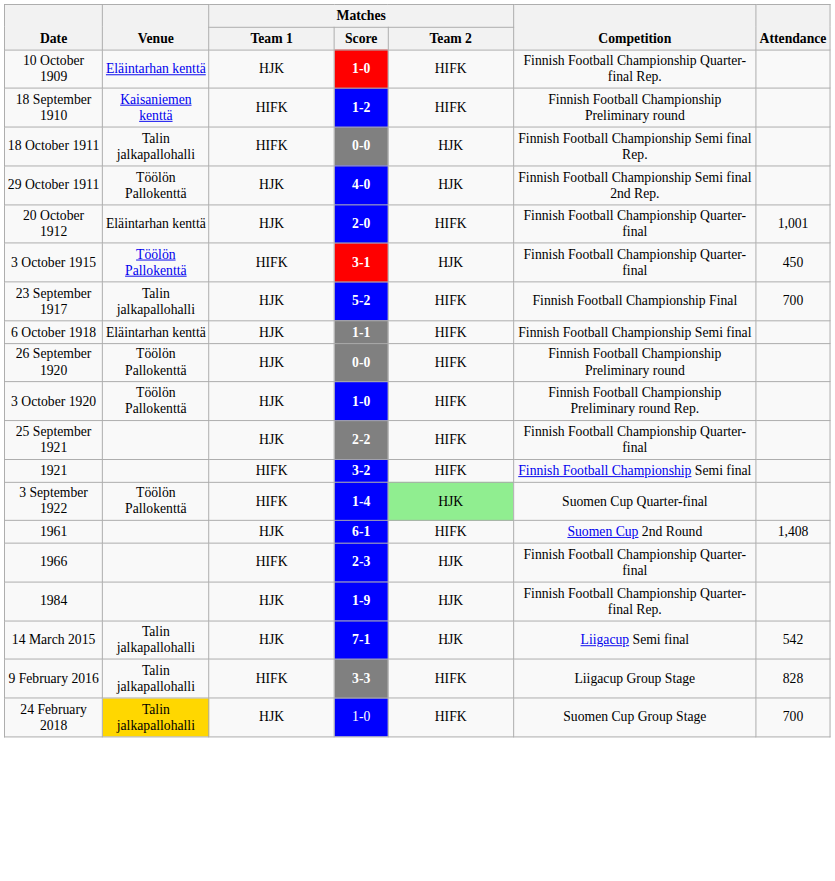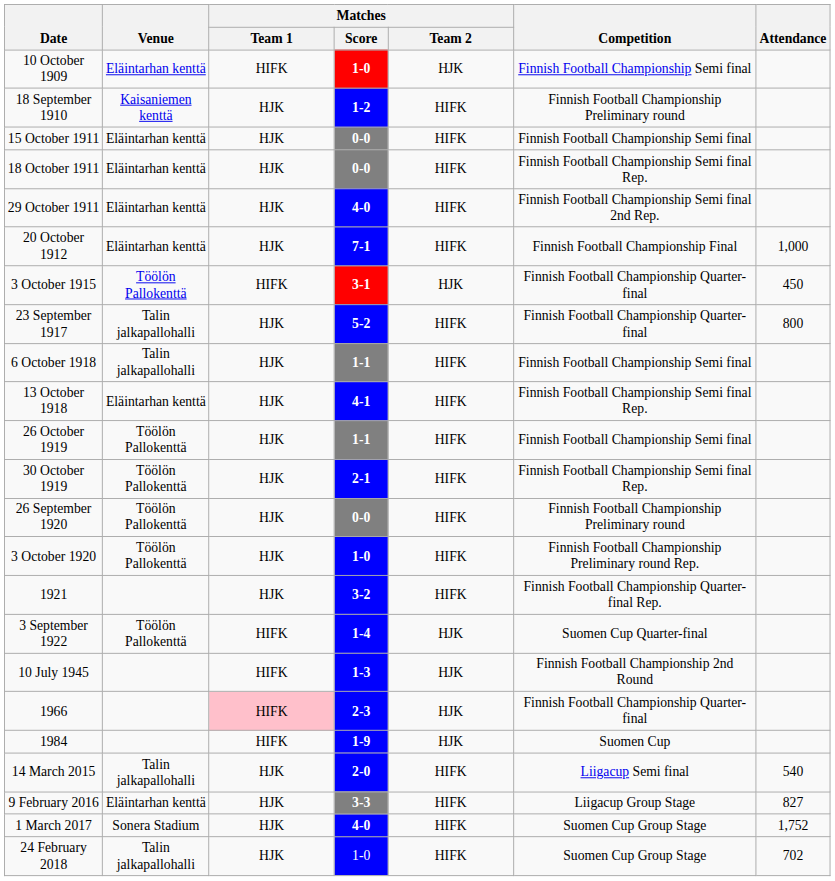(272, 69) HJK -> (272, 69) HIFK
(451, 69) HIFK -> (451, 69) HJK
(635, 69) Finnish Football Championship Quarter-final Rep. -> (635, 69) Finnish Football Championship Semi final
(272, 108) HIFK -> (272, 108) HJK
+ row: (54, 138)
(156, 146) Talin jalkapallohalli -> (156, 169) Eläintarhan kenttä
(272, 146) HIFK -> (272, 169) HJK
(451, 146) HJK -> (451, 169) HIFK
(156, 185) Töölön Pallokenttä -> (156, 208) Eläintarhan kenttä
(451, 185) HJK -> (451, 208) HIFK
(361, 224) 2-0 -> (361, 246) 7-1
(635, 224) Finnish Football Championship Quarter-final -> (635, 246) Finnish Football Championship Final
(793, 224) 1,001 -> (793, 246) 1,000
(635, 301) Finnish Football Championship Final -> (635, 324) Finnish Football Championship Quarter-final
(793, 301) 700 -> (793, 324) 800
(156, 332) Eläintarhan kenttä -> (156, 362) Talin jalkapallohalli
+ row: (54, 401)
+ row: (54, 440)
+ row: (54, 479)
- row: (54, 440)
(272, 470) HIFK -> (272, 595) HJK
(635, 470) Finnish Football Championship Semi final -> (635, 595) Finnish Football Championship Quarter-final Rep.
(451, 501) lightgreen background -> (451, 633) no background
+ row: (54, 672)
- row: (54, 532)
(272, 562) no background -> (272, 711) pink background
(272, 601) HJK -> (272, 741) HIFK
(635, 601) Finnish Football Championship Quarter-final Rep. -> (635, 741) Suomen Cup
(361, 640) 7-1 -> (361, 772) 2-0
(451, 640) HJK -> (451, 772) HIFK
(793, 640) 542 -> (793, 772) 540
(156, 679) Talin jalkapallohalli -> (156, 803) Eläintarhan kenttä
(272, 679) HIFK -> (272, 803) HJK
(793, 679) 828 -> (793, 803) 827
+ row: (54, 825)
(156, 717) gold background -> (156, 856) no background
(793, 717) 700 -> (793, 856) 702
